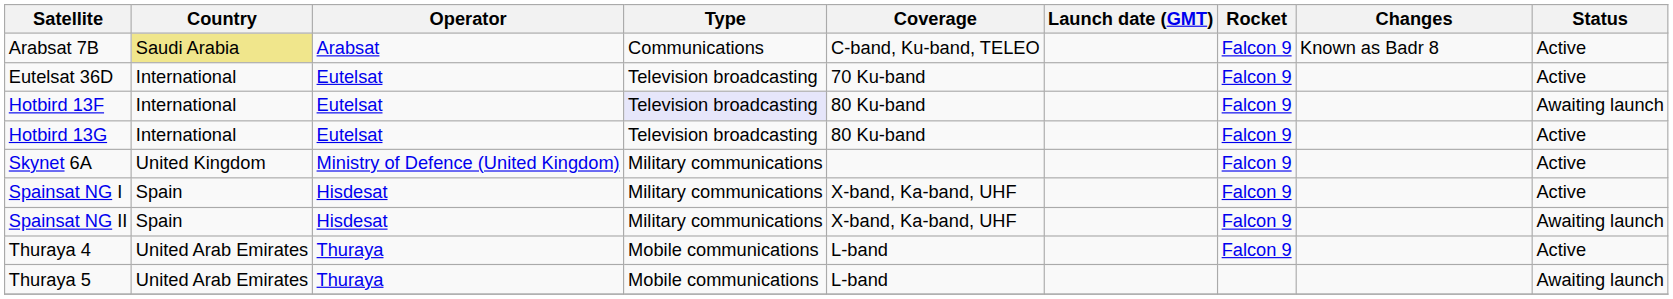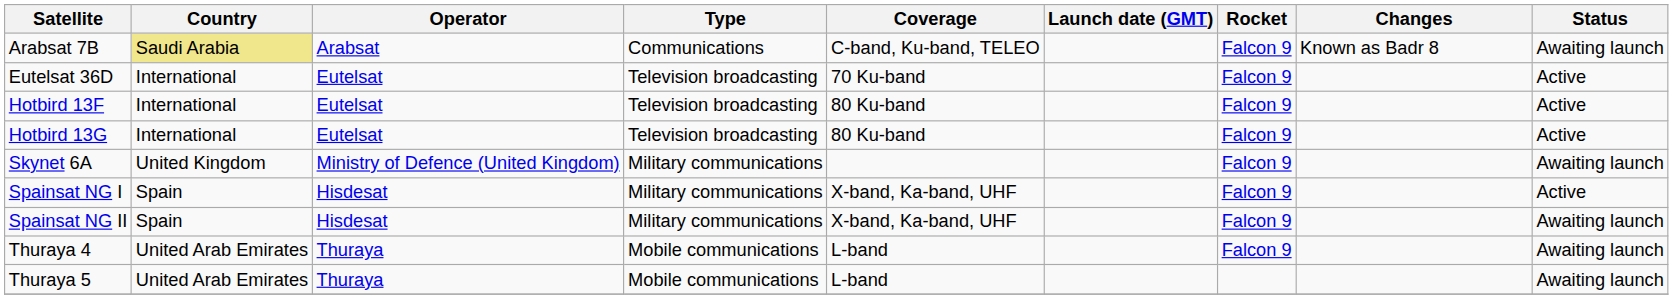(1561, 47) Active -> (1600, 47) Awaiting launch
(723, 105) lavender background -> (723, 105) no background
(1600, 105) Awaiting launch -> (1561, 105) Active
(1561, 163) Active -> (1600, 163) Awaiting launch
(1561, 250) Active -> (1600, 250) Awaiting launch
